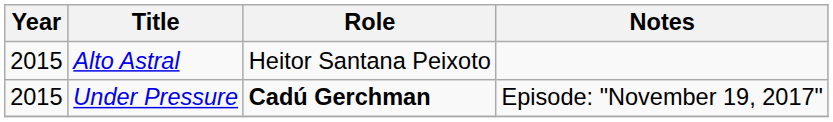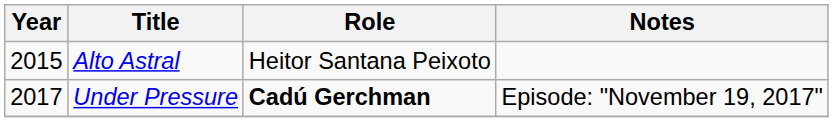(36, 97) 2015 -> (36, 97) 2017
